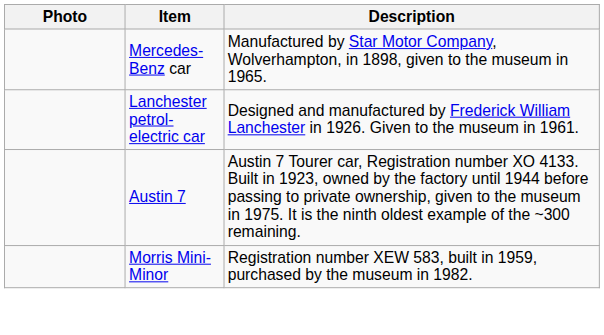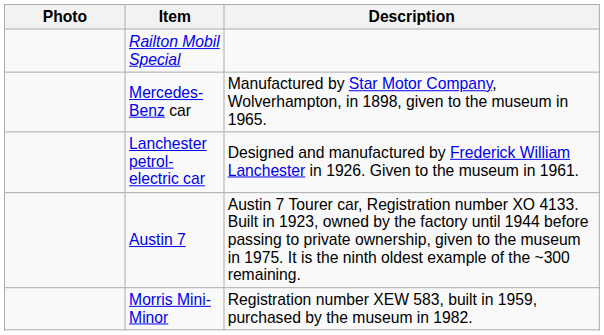+ row: (174, 50)
